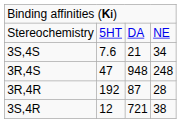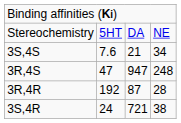(138, 71) 948 -> (138, 71) 947
(106, 109) 12 -> (106, 109) 24
